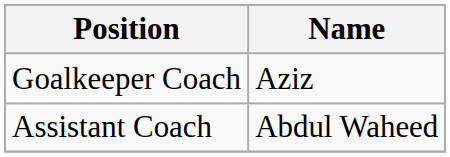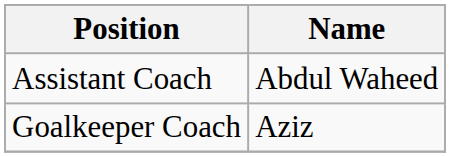rows swapped: (112, 126) <-> (127, 77)
